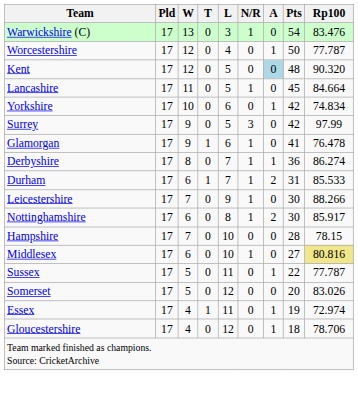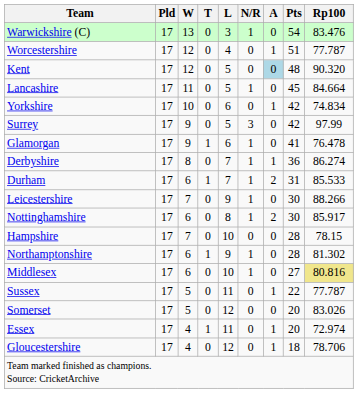(294, 50) 50 -> (294, 50) 51
+ row: (50, 254)
(294, 310) 19 -> (294, 328) 20
